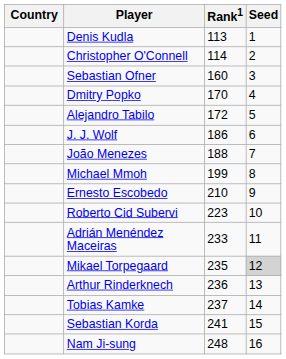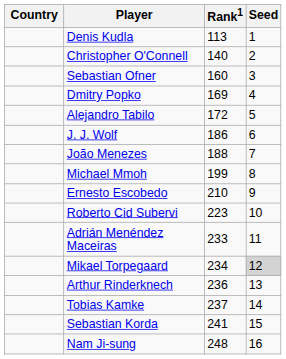(217, 56) 114 -> (218, 56) 140
(218, 95) 170 -> (218, 95) 169
(218, 265) 235 -> (218, 265) 234
